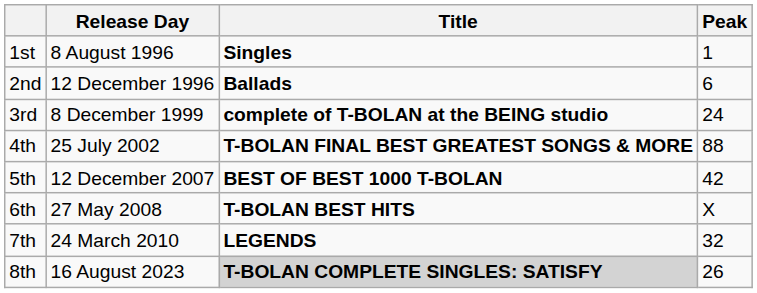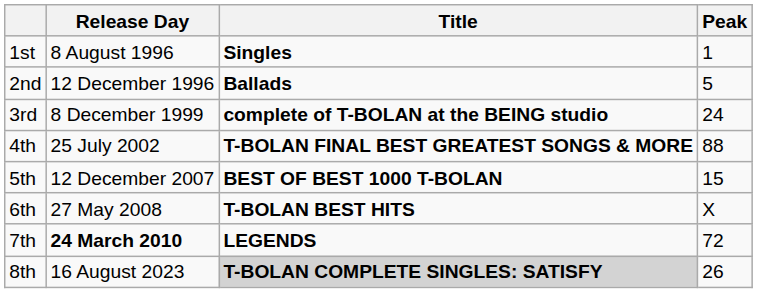(708, 83) 6 -> (708, 83) 5
(713, 177) 42 -> (713, 177) 15
(115, 240) normal -> (116, 240) bold
(713, 240) 32 -> (713, 240) 72
